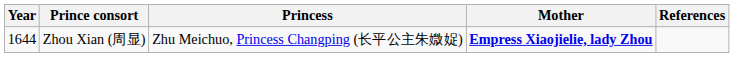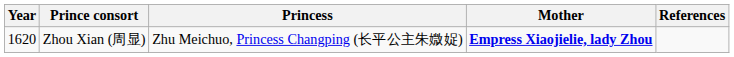(22, 39) 1644 -> (22, 39) 1620
